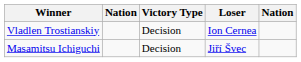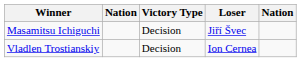rows swapped: (53, 48) <-> (53, 30)
